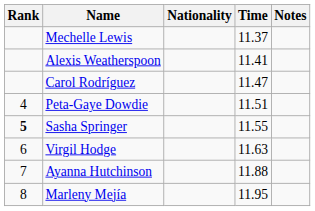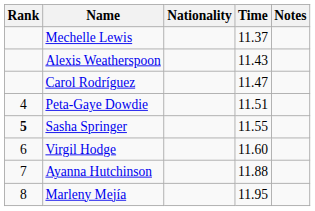(253, 60) 11.41 -> (253, 60) 11.43
(253, 149) 11.63 -> (253, 149) 11.60
